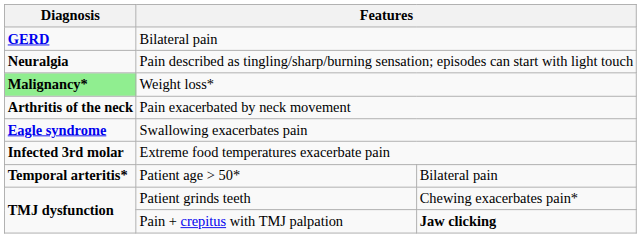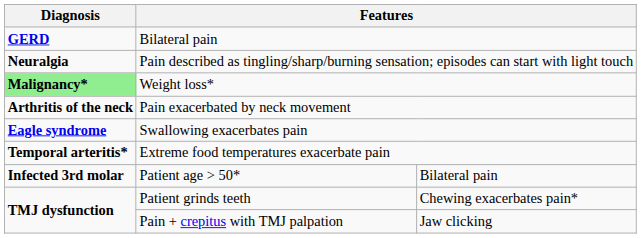(66, 152) Infected 3rd molar -> (68, 152) Temporal arteritis*
(68, 175) Temporal arteritis* -> (66, 175) Infected 3rd molar
(458, 221) bold -> (456, 221) normal
